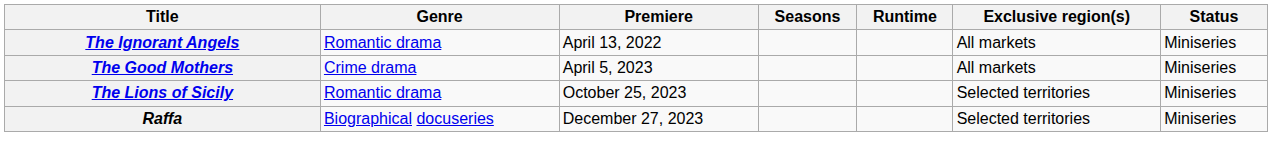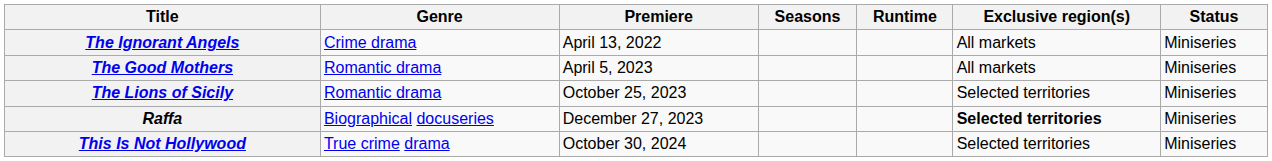(383, 42) Romantic drama -> (370, 42) Crime drama
(370, 67) Crime drama -> (383, 67) Romantic drama
(1023, 118) normal -> (1029, 118) bold
+ row: (162, 144)
